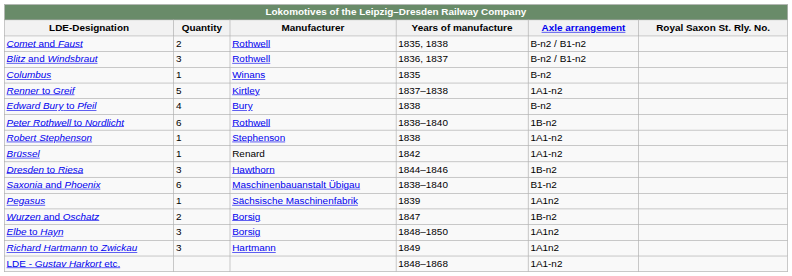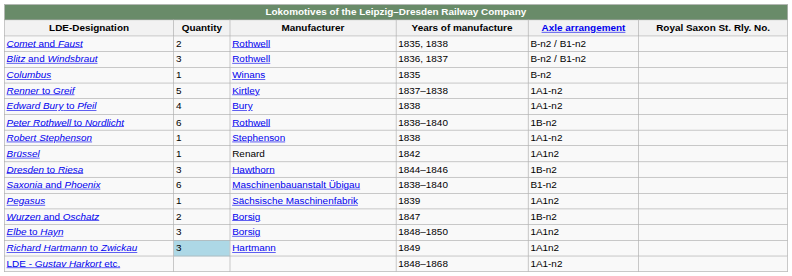(541, 106) B-n2 -> (546, 106) 1A1-n2
(546, 153) 1A1-n2 -> (545, 153) 1A1n2
(179, 248) no background -> (179, 248) lightblue background
